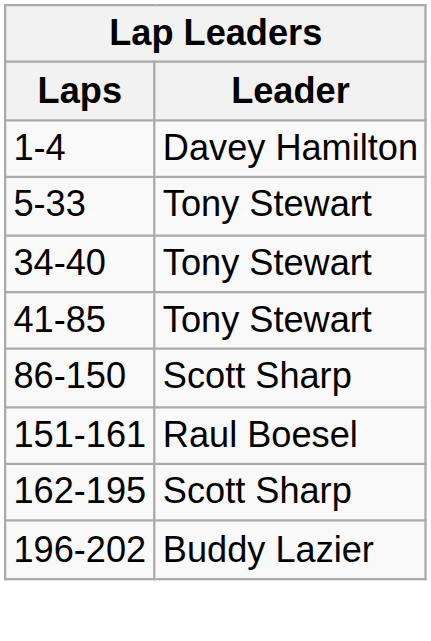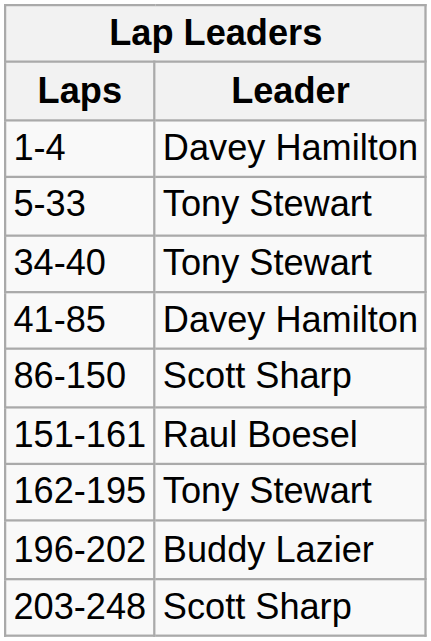(267, 319) Tony Stewart -> (290, 319) Davey Hamilton
(257, 491) Scott Sharp -> (267, 491) Tony Stewart
+ row: (80, 606)
